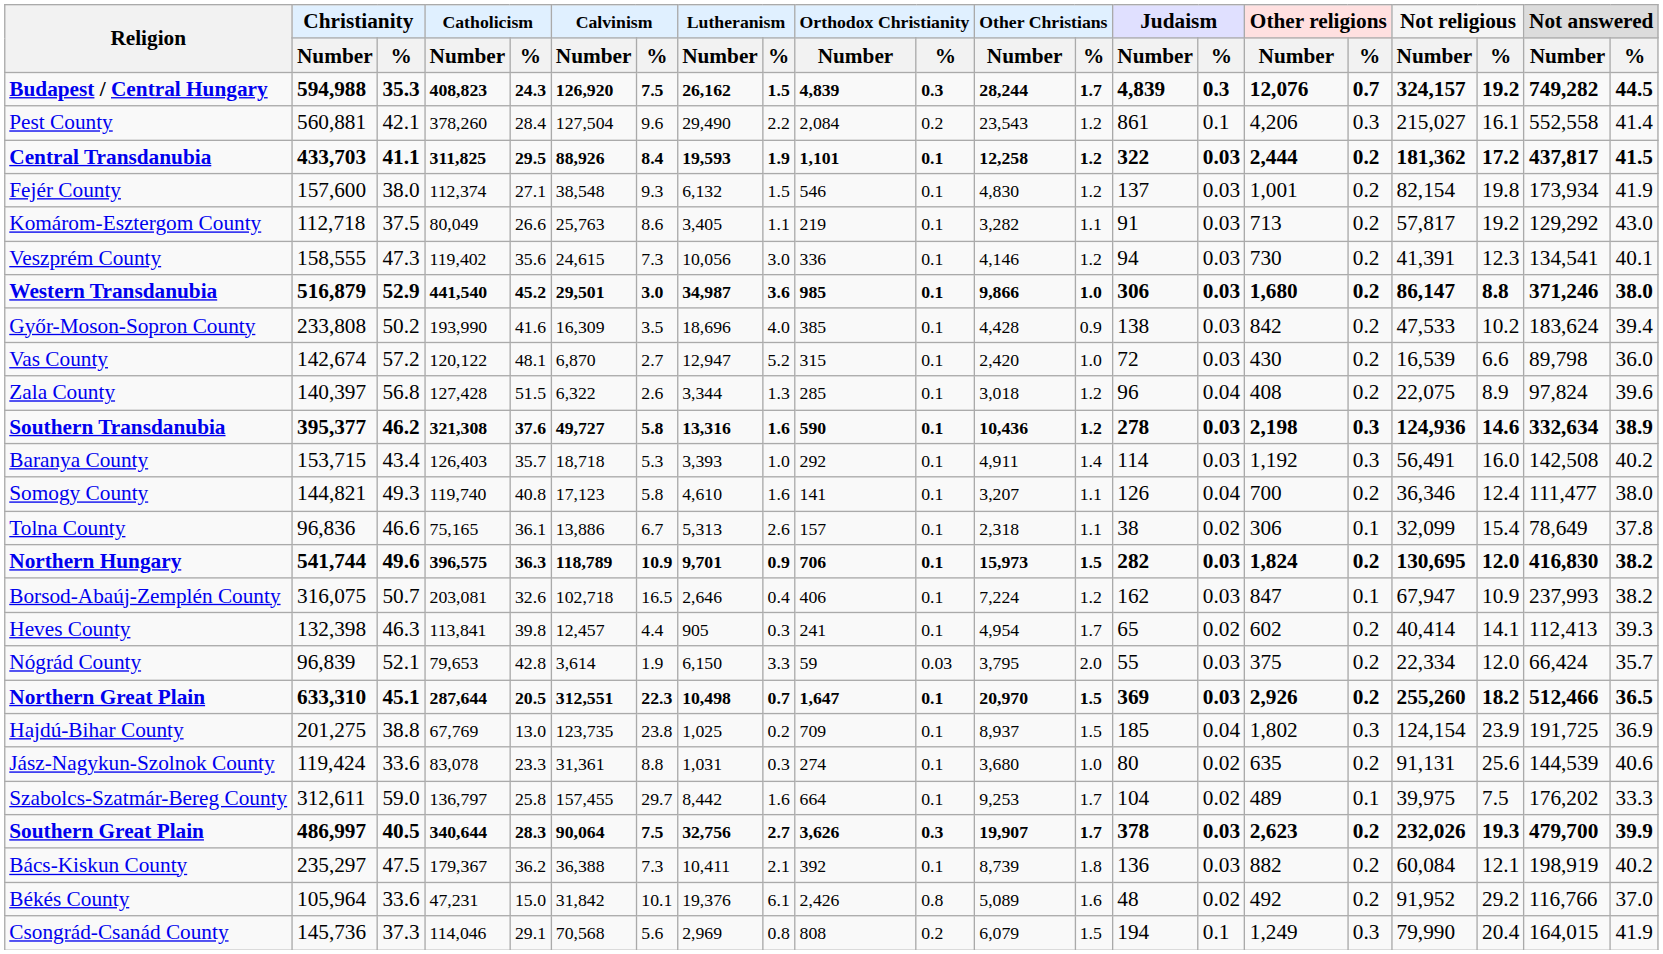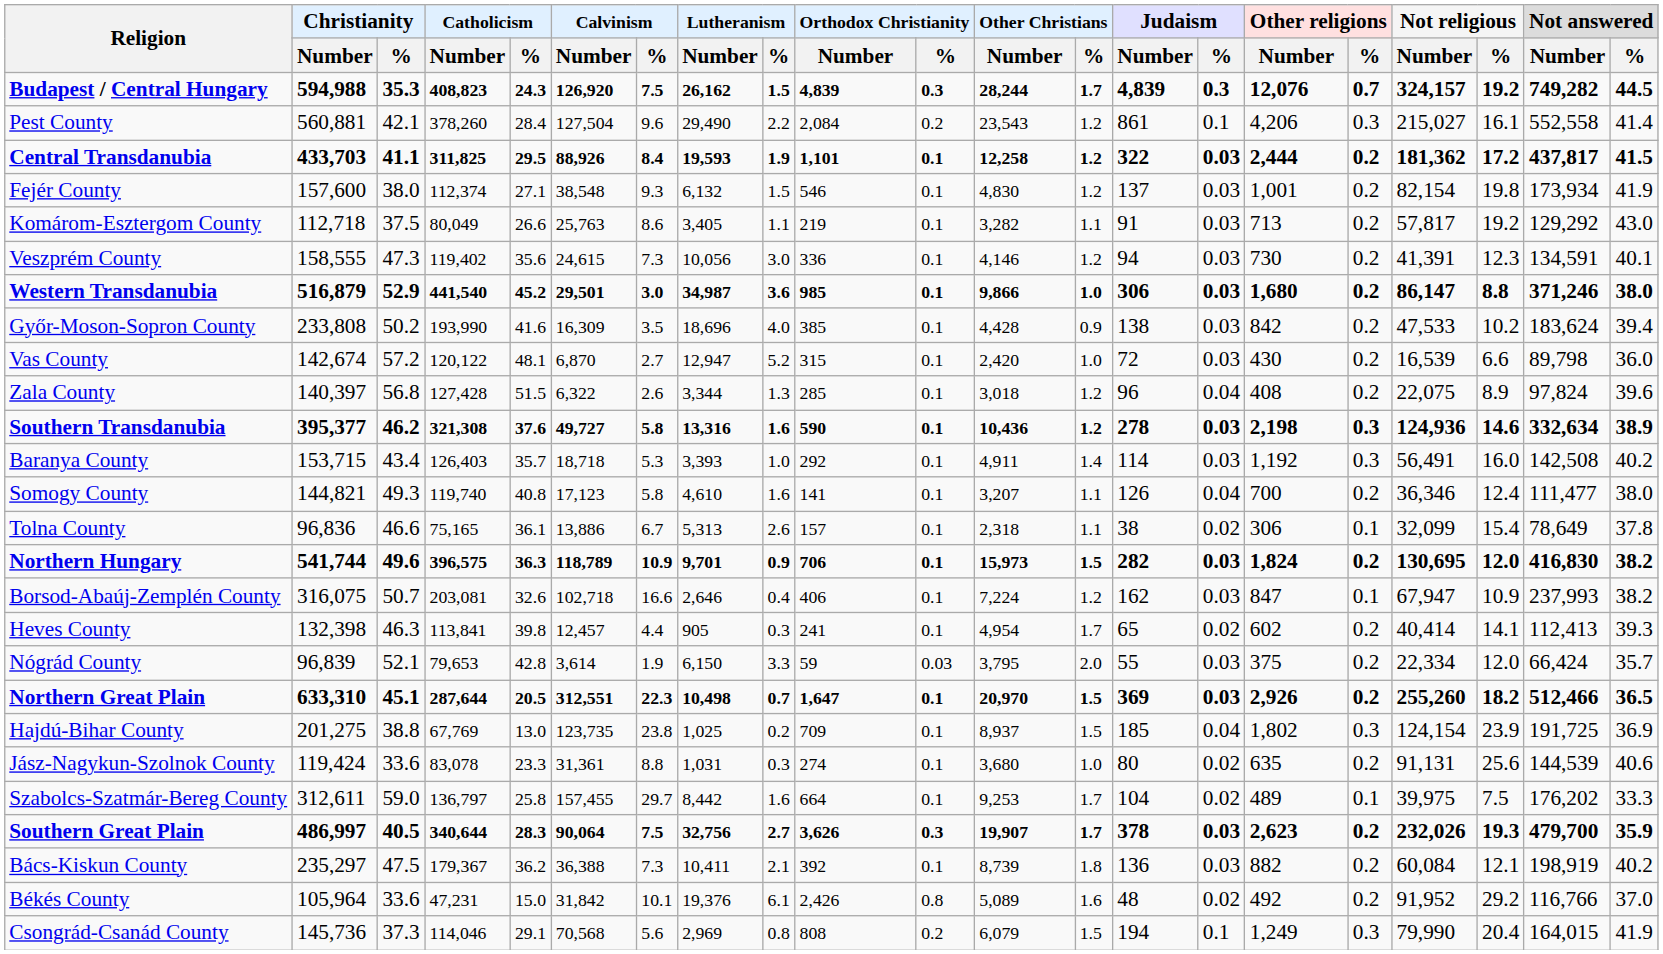(1564, 257) 134,541 -> (1564, 257) 134,591
(657, 596) 16.5 -> (657, 596) 16.6
(1634, 831) 39.9 -> (1634, 831) 35.9
